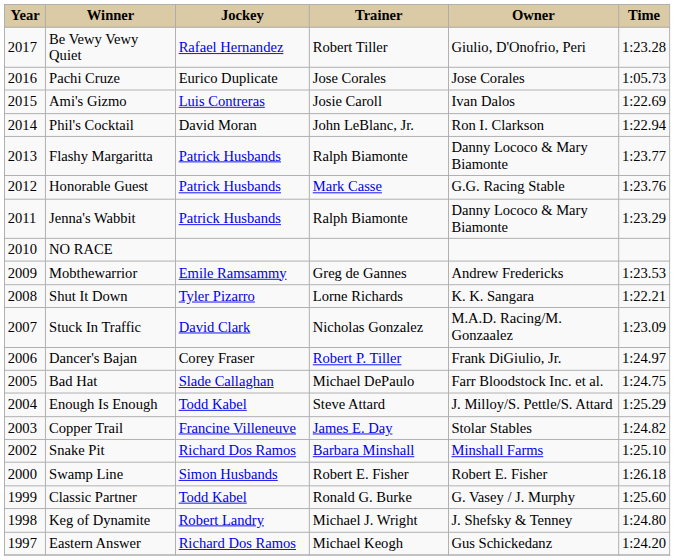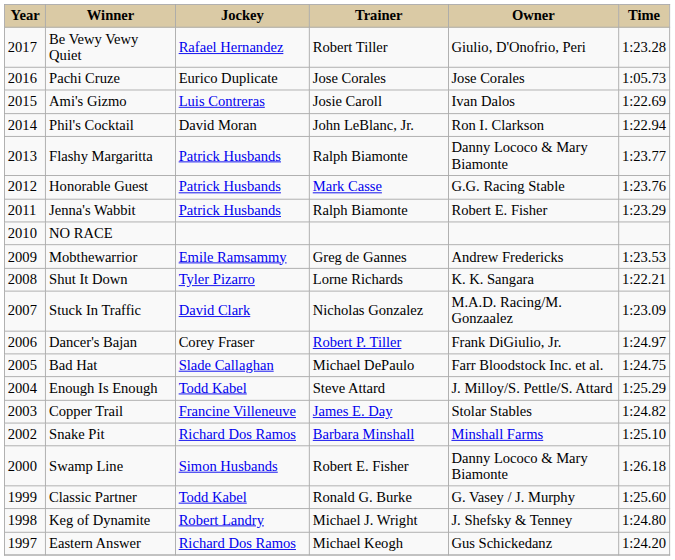(520, 218) Danny Lococo & Mary Biamonte -> (499, 210) Robert E. Fisher
(499, 474) Robert E. Fisher -> (520, 465) Danny Lococo & Mary Biamonte
